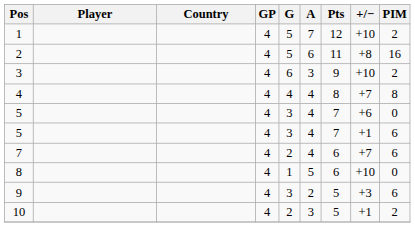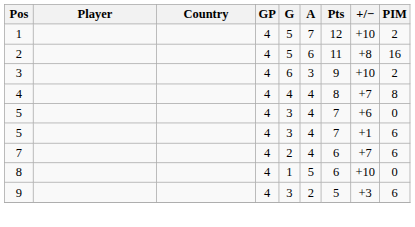- row: (19, 212)
